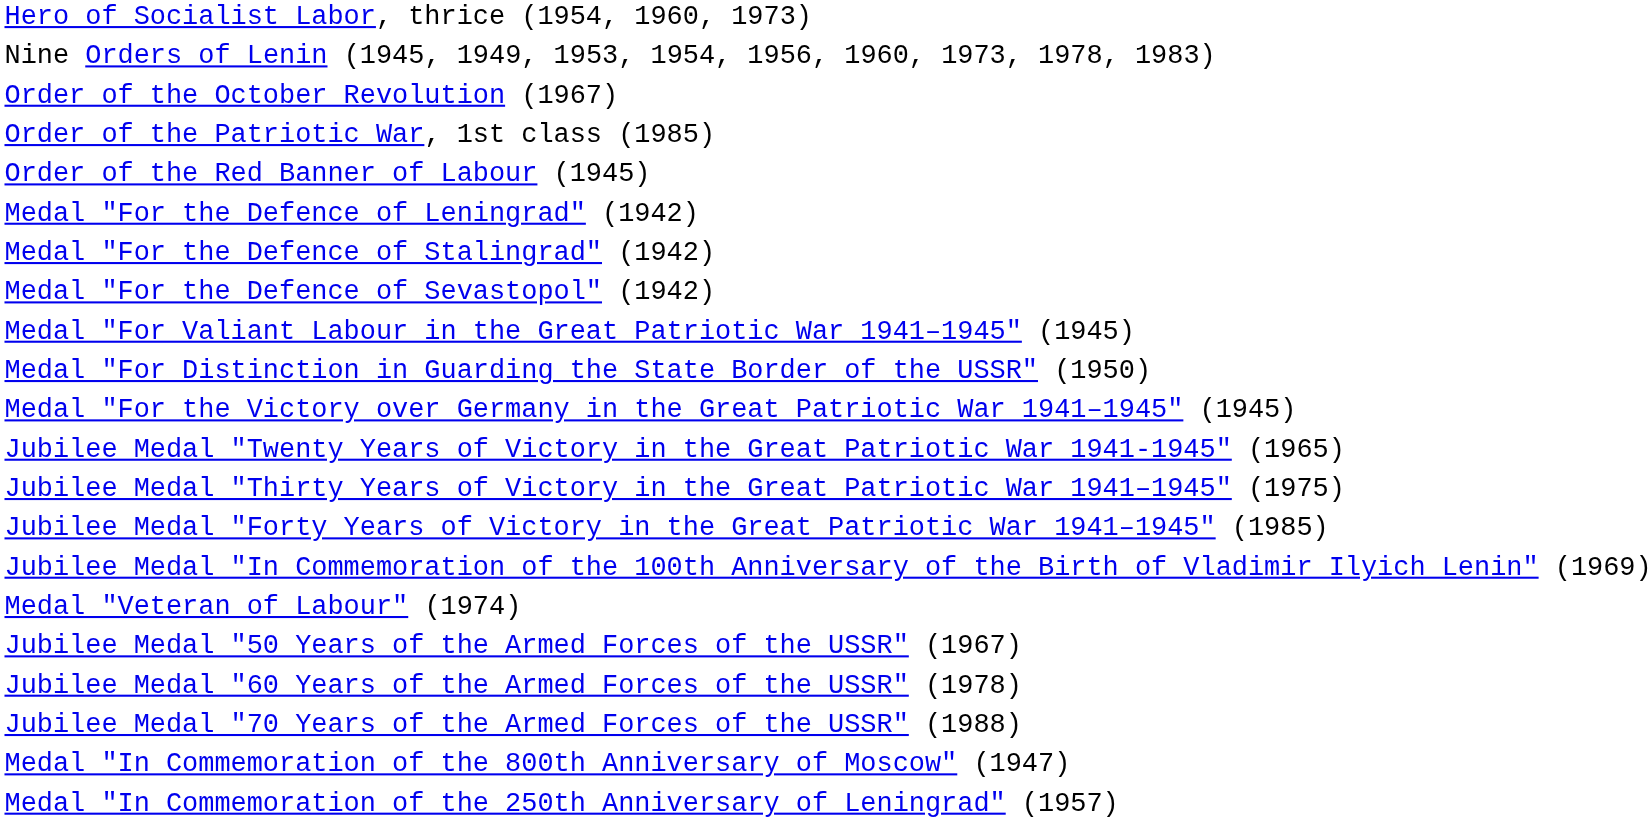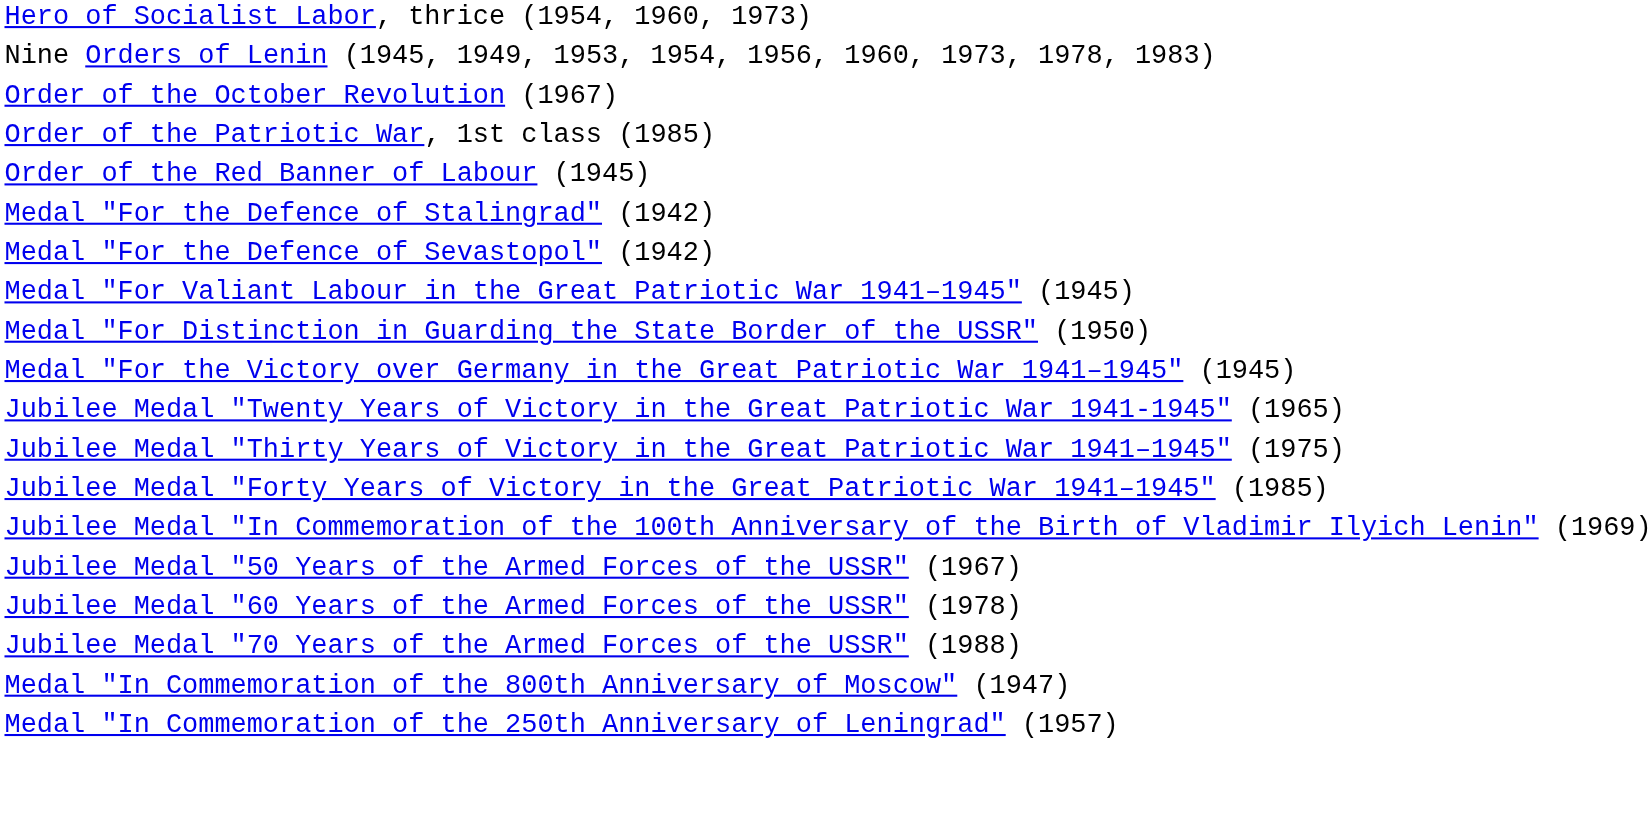- row: (352, 213)
- row: (263, 607)
